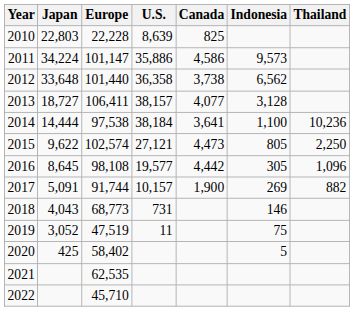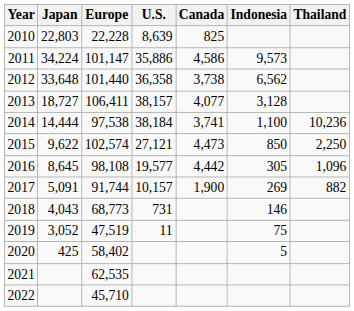(209, 123) 3,641 -> (209, 123) 3,741
(277, 144) 805 -> (277, 144) 850
